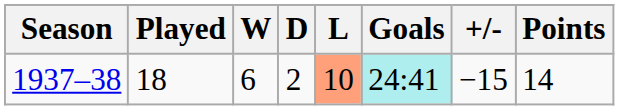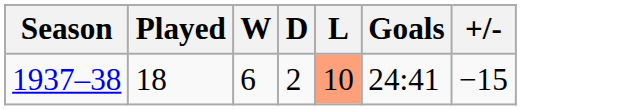- column: (564, 29)
(404, 78) paleturquoise background -> (404, 78) no background
